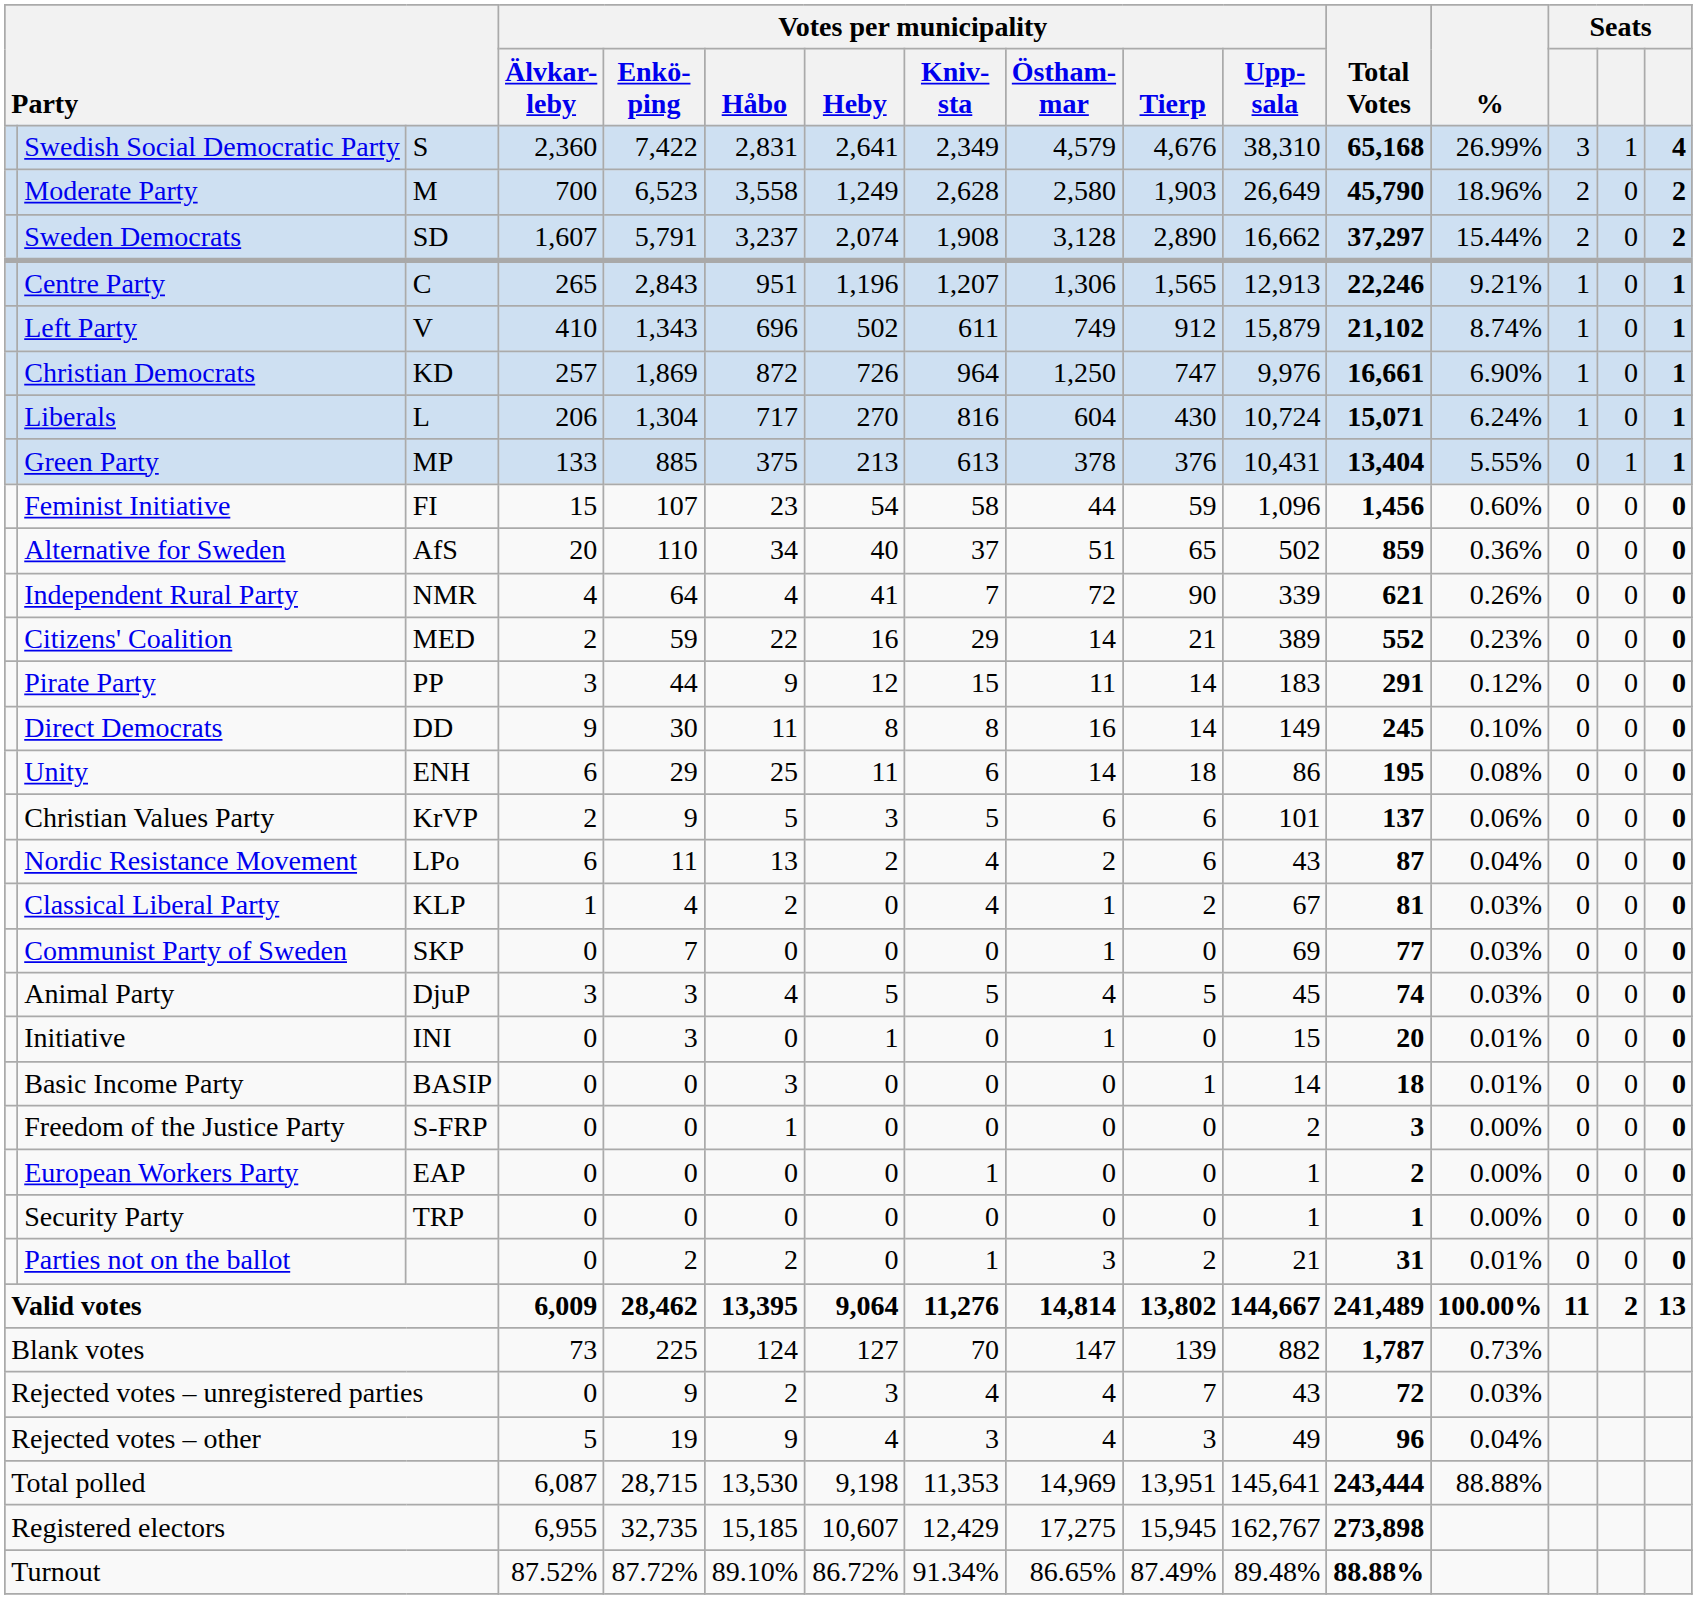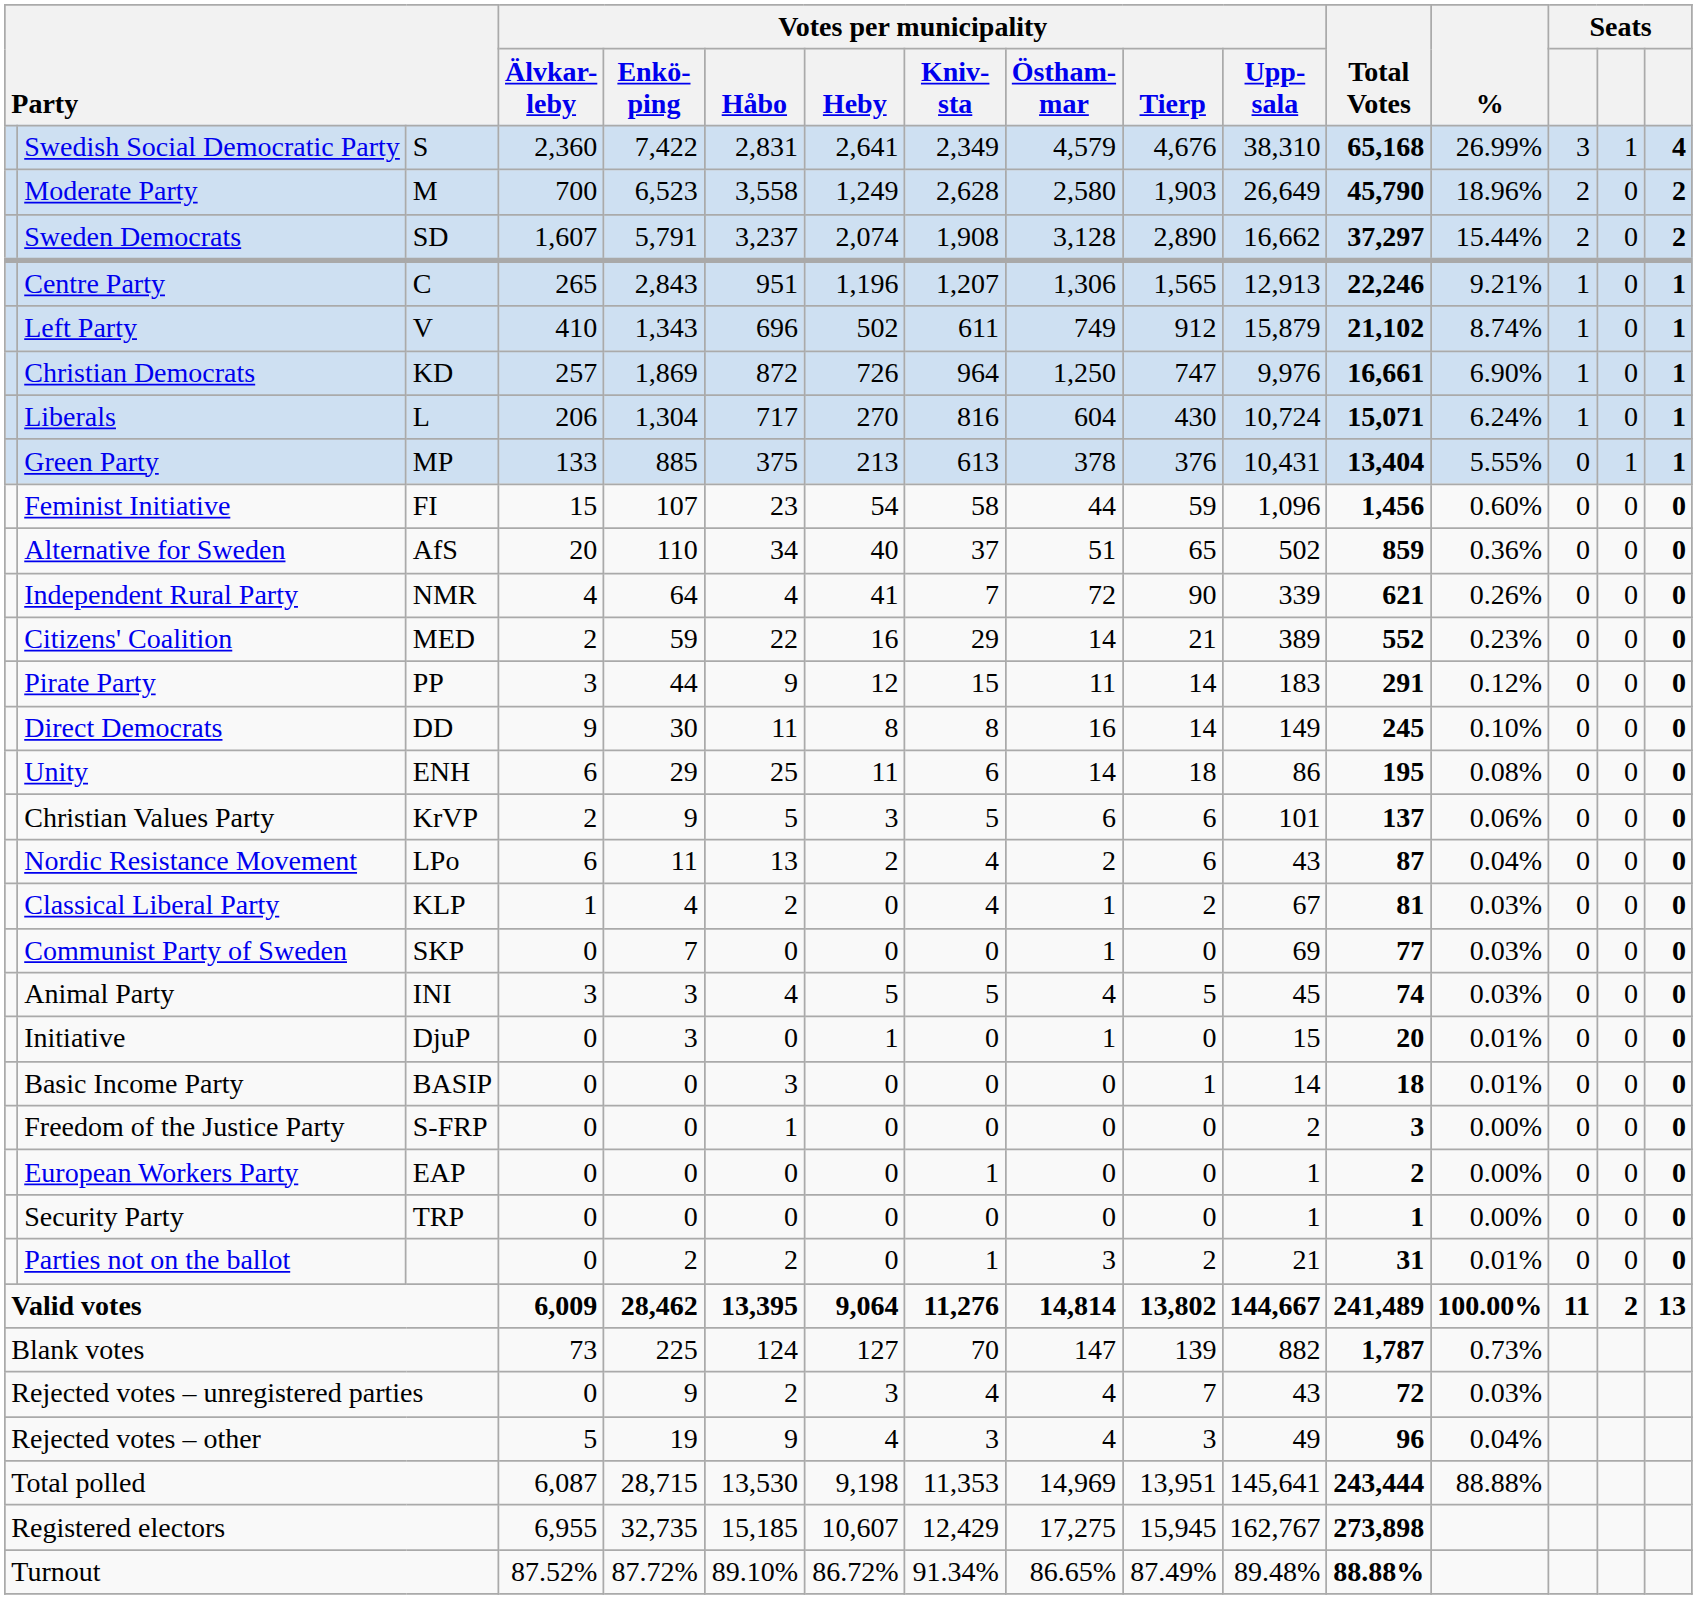(442, 994) DjuP -> (432, 994) INI
(432, 1038) INI -> (442, 1038) DjuP
